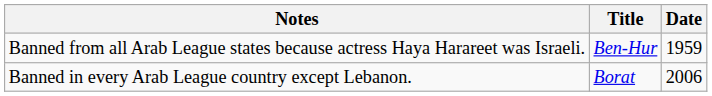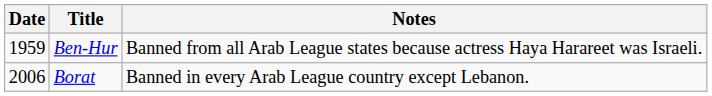columns swapped: (684, 18) <-> (297, 18)
